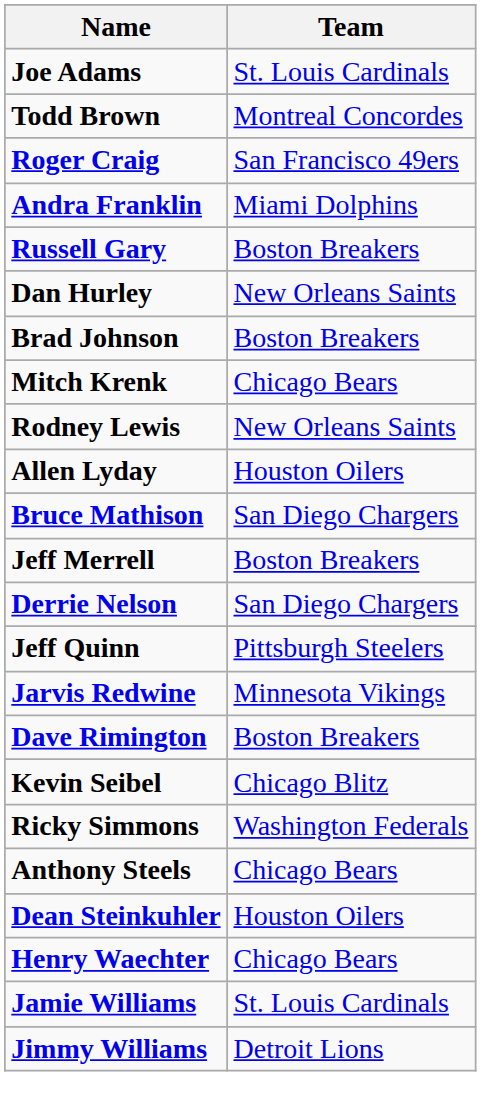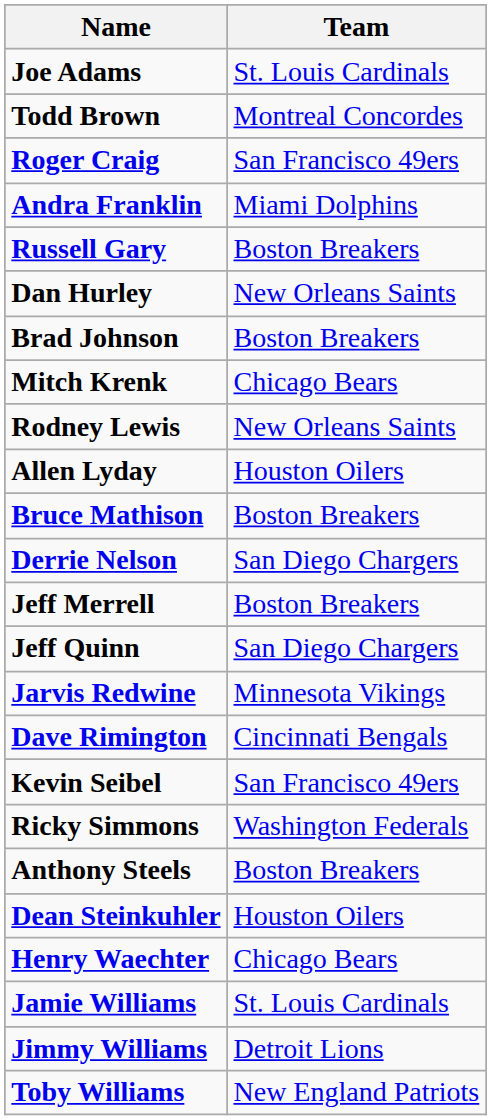(346, 515) San Diego Chargers -> (326, 515) Boston Breakers
rows swapped: (83, 559) <-> (94, 603)
(339, 648) Pittsburgh Steelers -> (346, 648) San Diego Chargers
(326, 737) Boston Breakers -> (340, 737) Cincinnati Bengals
(311, 781) Chicago Blitz -> (346, 781) San Francisco 49ers
(316, 870) Chicago Bears -> (326, 870) Boston Breakers
+ row: (98, 1092)
